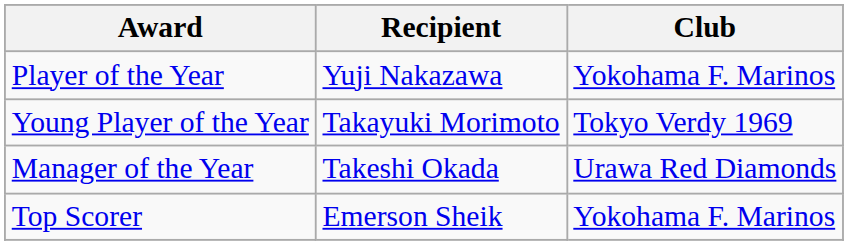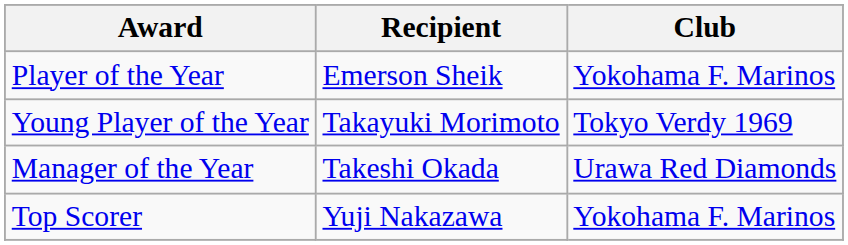(412, 74) Yuji Nakazawa -> (413, 74) Emerson Sheik
(413, 215) Emerson Sheik -> (412, 215) Yuji Nakazawa
